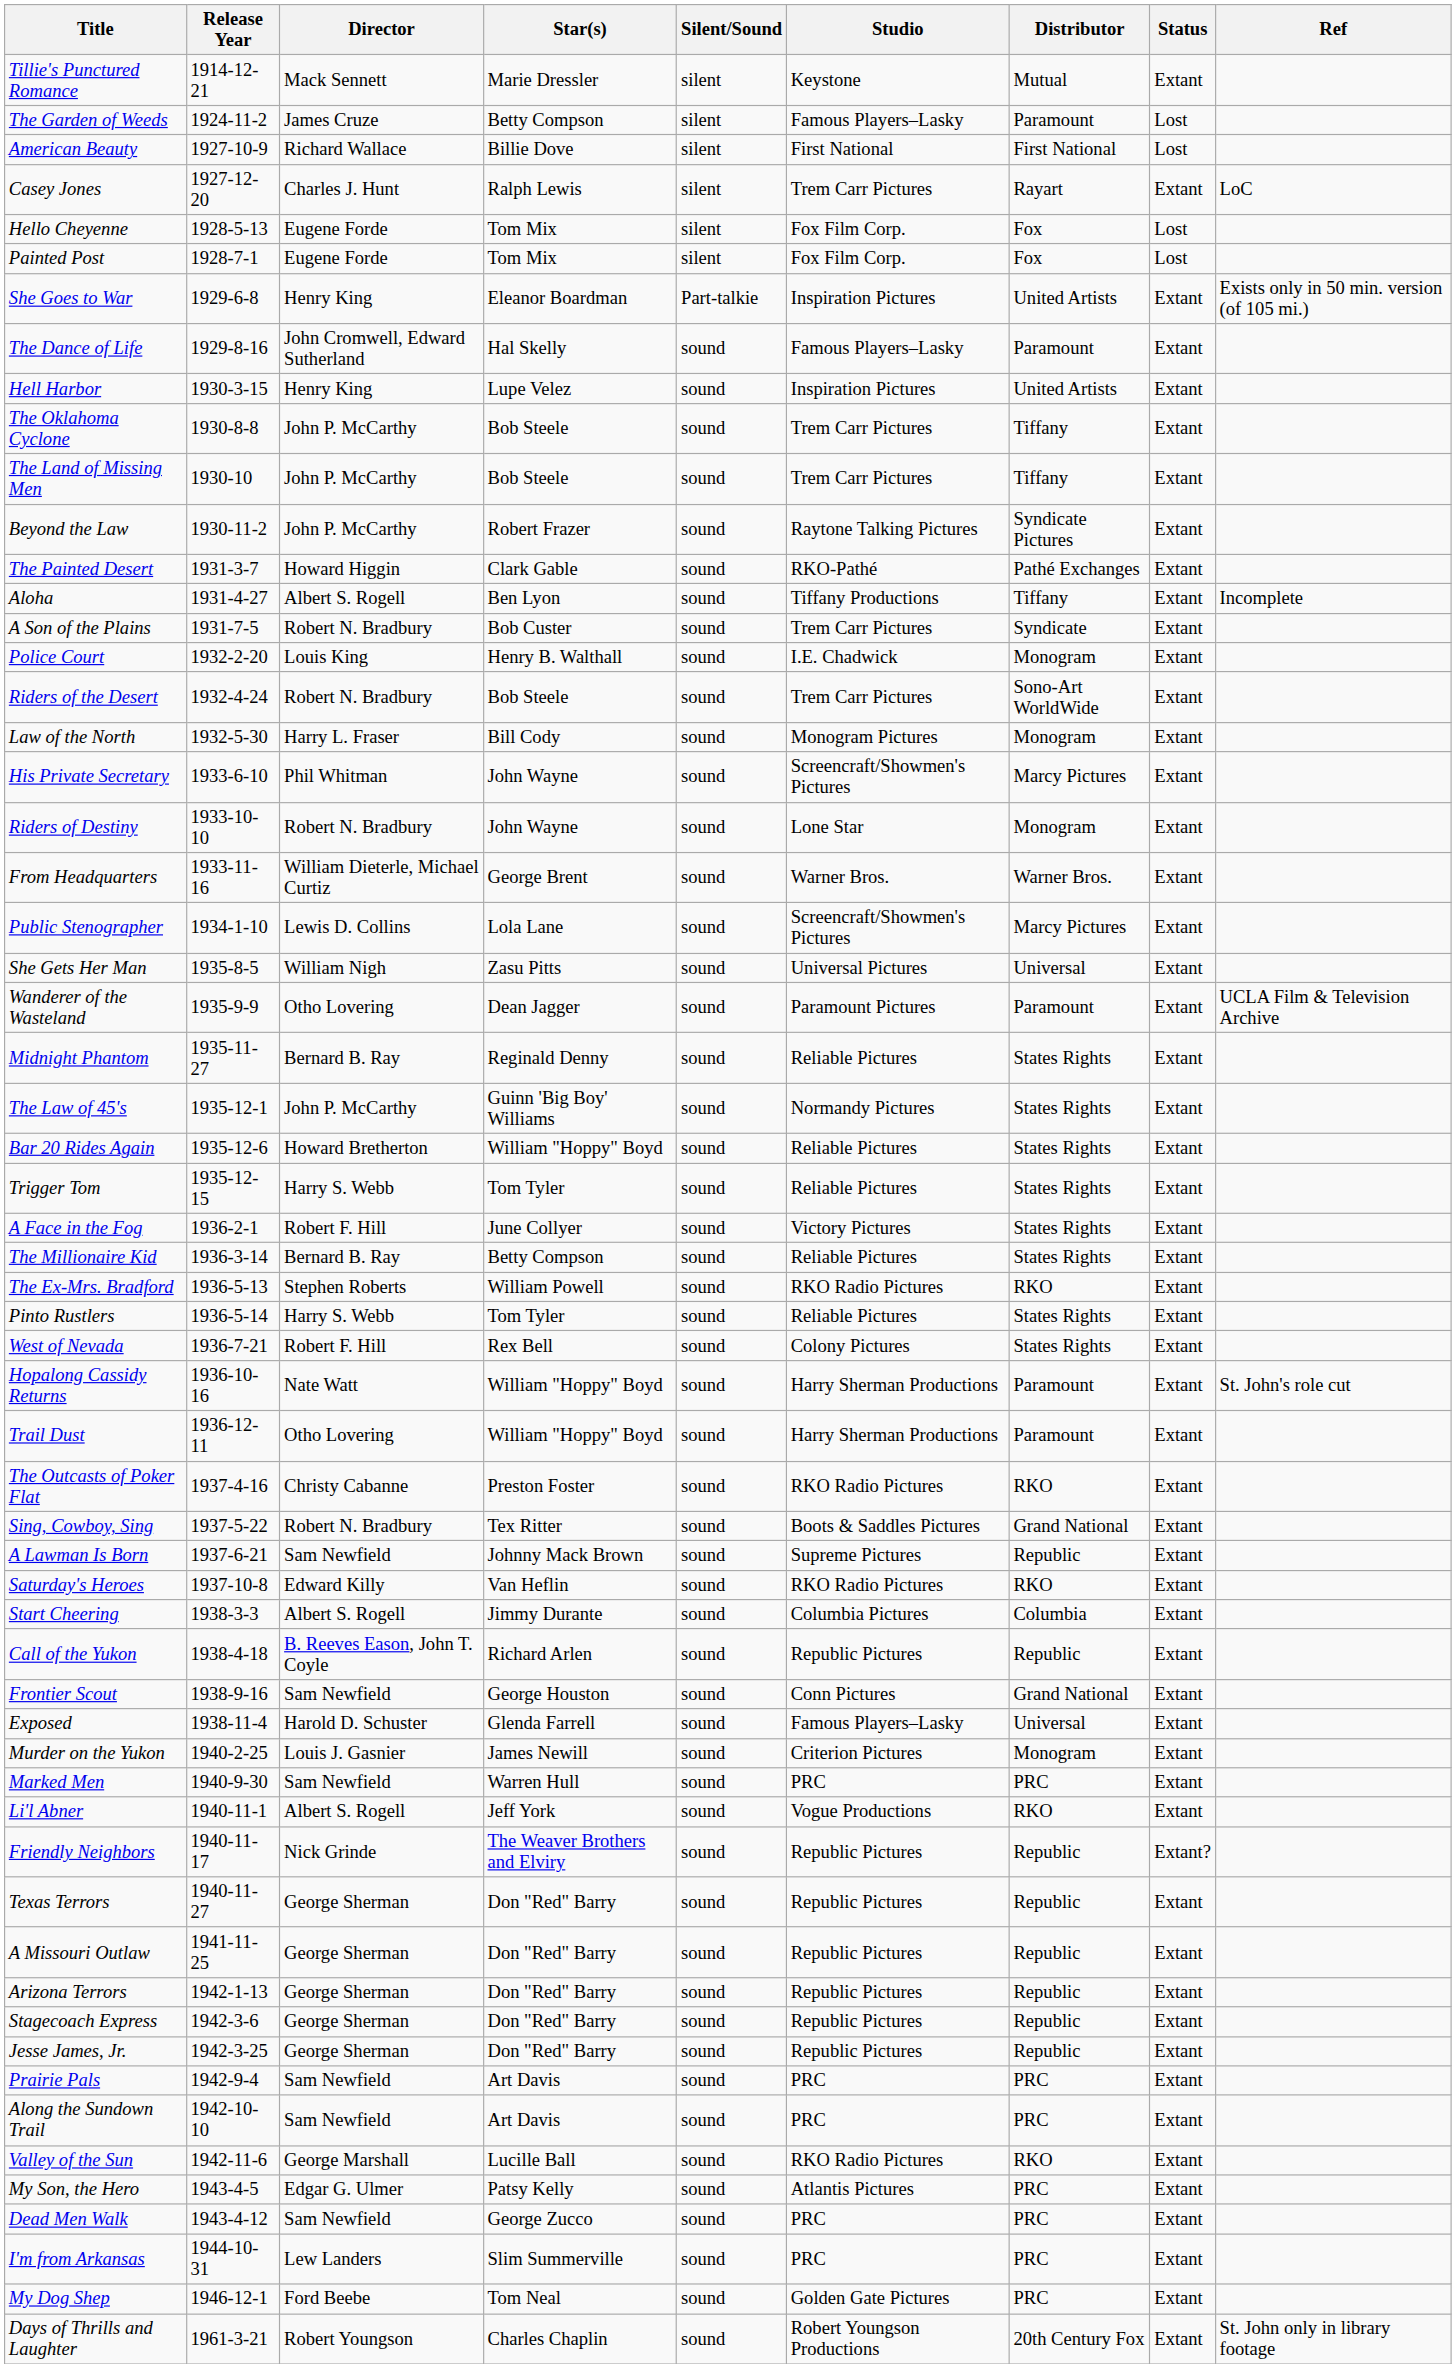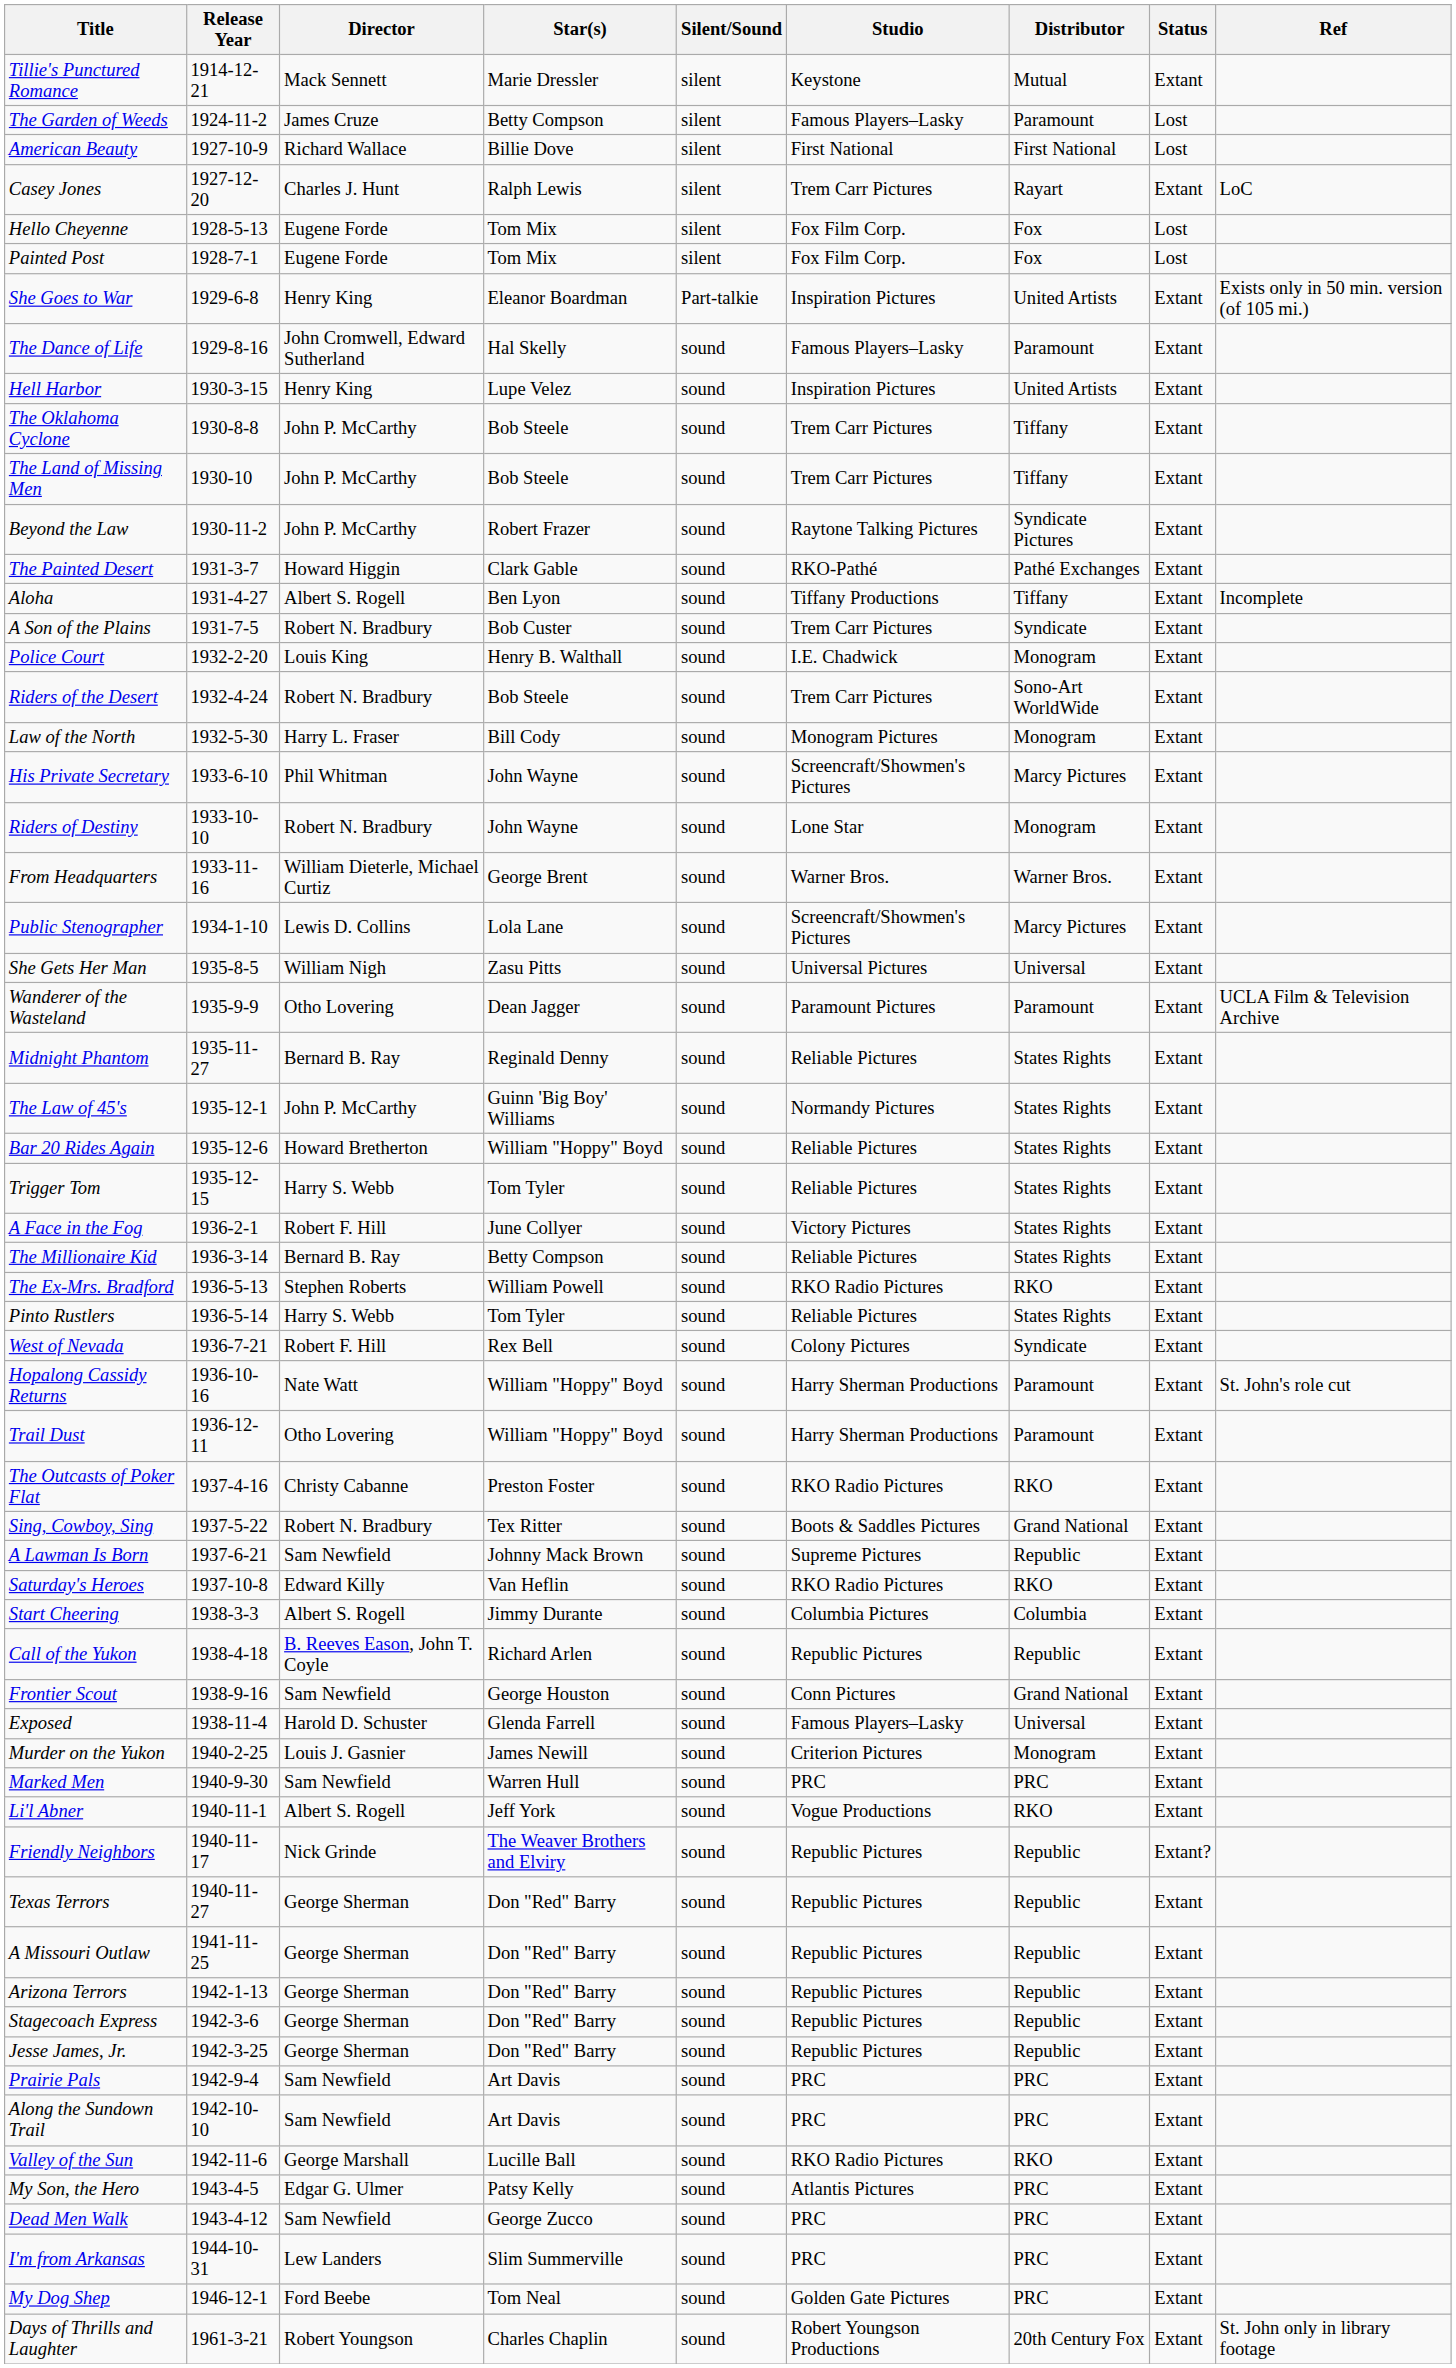(1062, 1345) States Rights -> (1050, 1345) Syndicate
